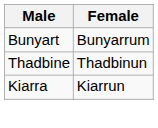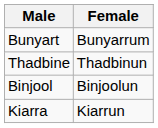+ row: (30, 87)
